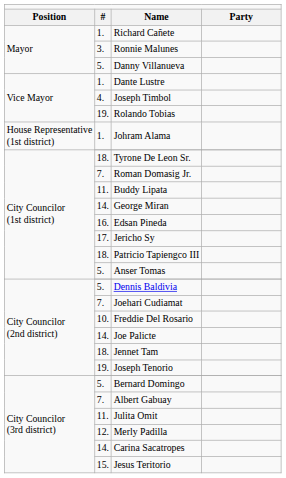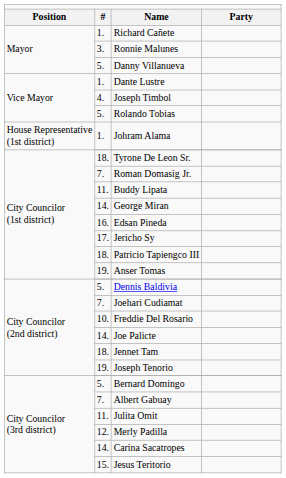(103, 114) 19. -> (101, 114) 5.
(101, 271) 5. -> (103, 271) 19.
